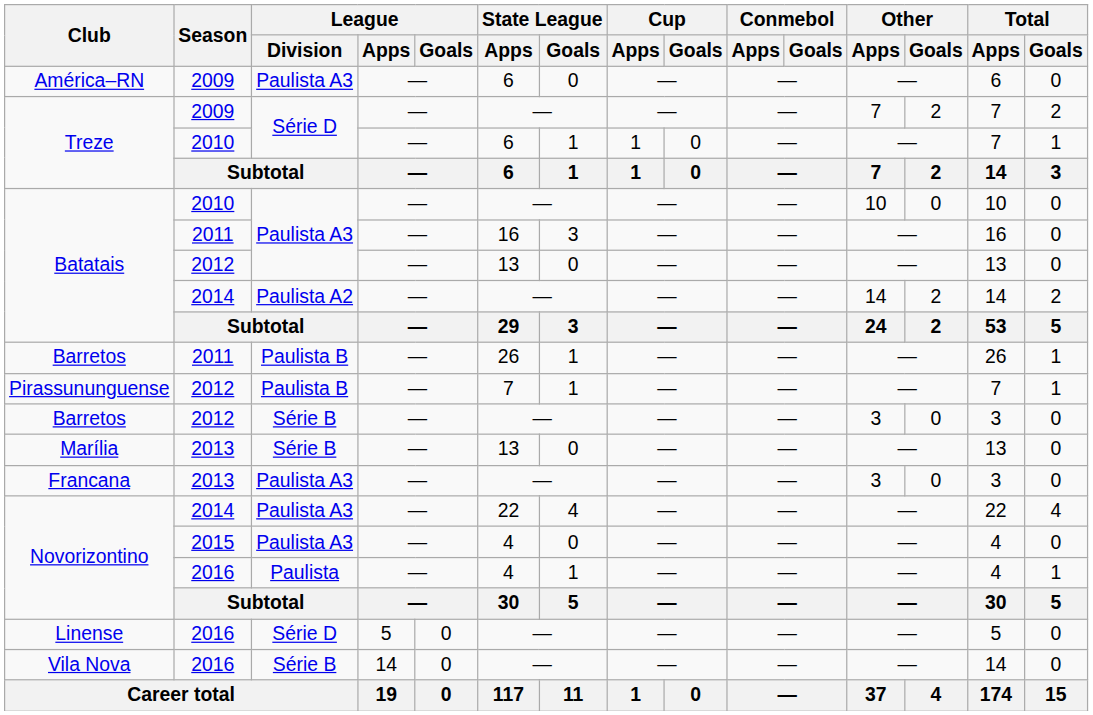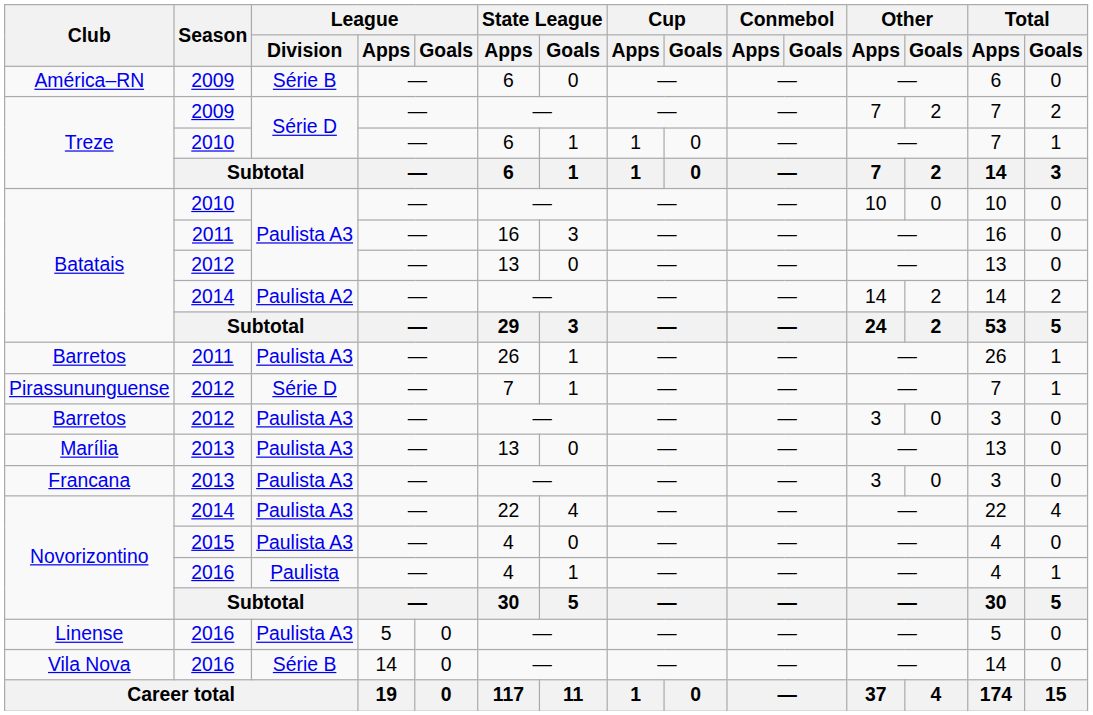(305, 81) Paulista A3 -> (305, 81) Série B
(305, 357) Paulista B -> (305, 357) Paulista A3
(305, 388) Paulista B -> (305, 388) Série D
(305, 419) Série B -> (305, 419) Paulista A3
(305, 449) Série B -> (305, 449) Paulista A3
(305, 633) Série D -> (305, 633) Paulista A3
